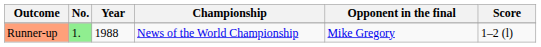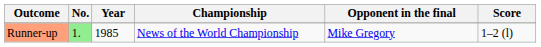(106, 32) 1988 -> (106, 32) 1985
